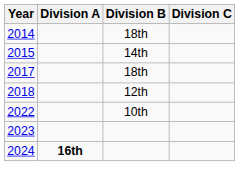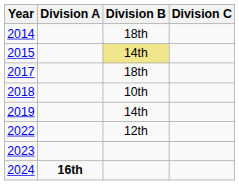(136, 53) no background -> (136, 53) khaki background
(136, 92) 12th -> (136, 92) 10th
+ row: (21, 111)
(136, 111) 10th -> (136, 131) 12th
